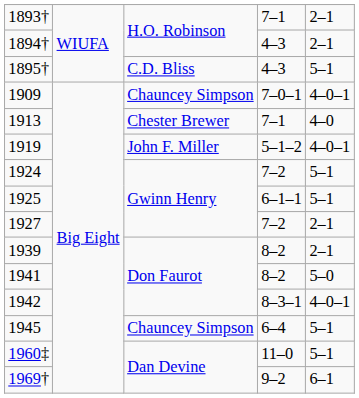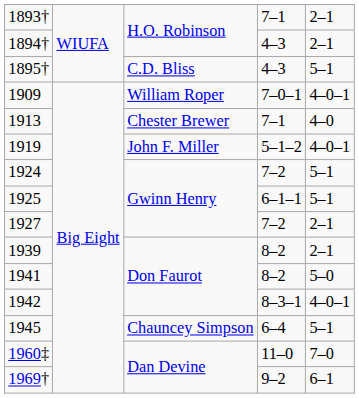(190, 95) Chauncey Simpson -> (176, 95) William Roper
(322, 353) 5–1 -> (322, 353) 7–0
